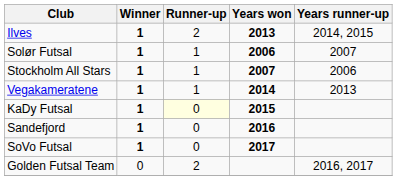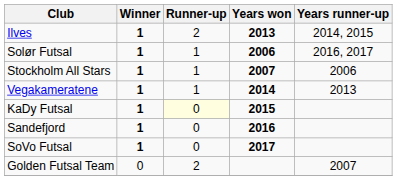(343, 52) 2007 -> (343, 52) 2016, 2017
(343, 166) 2016, 2017 -> (343, 166) 2007
